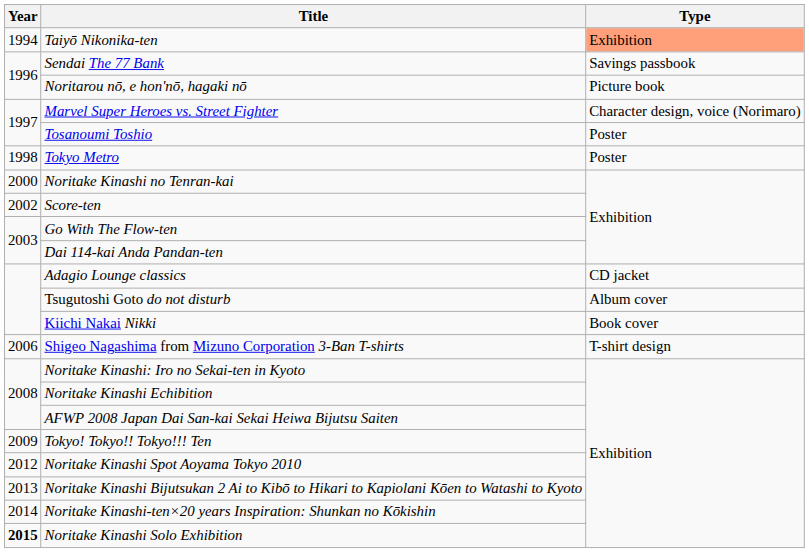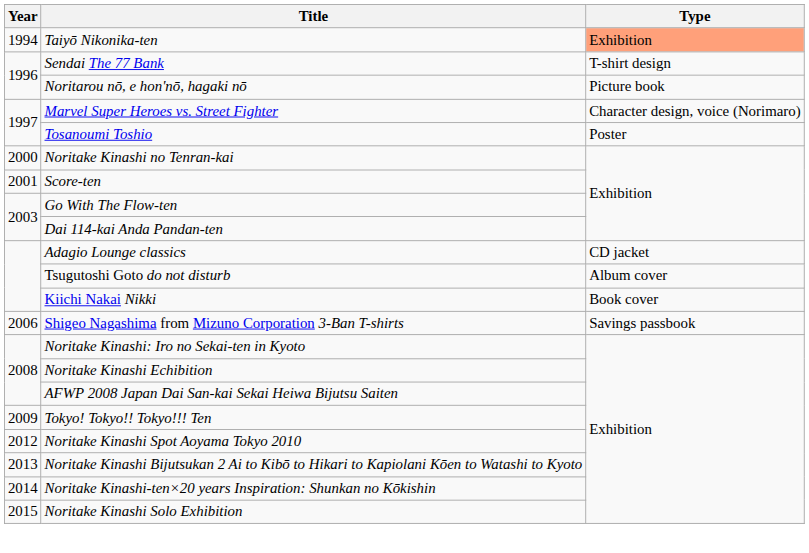(642, 63) Savings passbook -> (630, 63) T-shirt design
- row: (82, 157)
(23, 205) 2002 -> (23, 181) 2001
(630, 346) T-shirt design -> (642, 323) Savings passbook
(23, 535) bold -> (23, 511) normal
